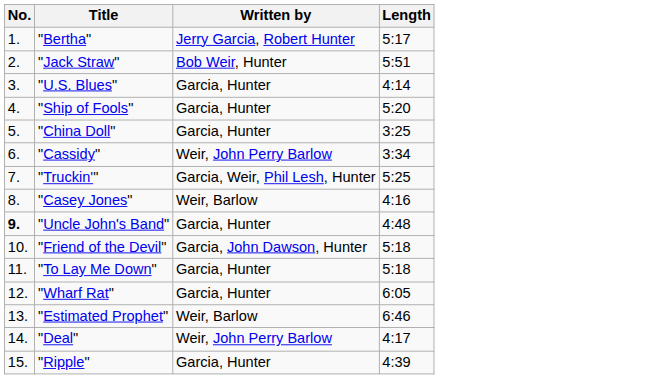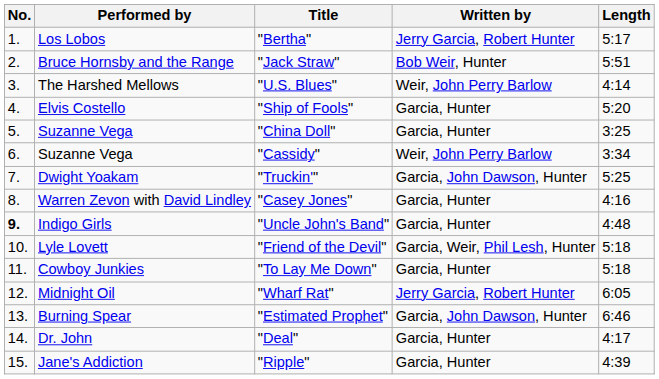+ column: (145, 16)
(223, 85) Garcia, Hunter -> (474, 85) Weir, John Perry Barlow
(276, 177) Garcia, Weir, Phil Lesh, Hunter -> (491, 177) Garcia, John Dawson, Hunter
(217, 200) Weir, Barlow -> (443, 200) Garcia, Hunter
(272, 246) Garcia, John Dawson, Hunter -> (496, 246) Garcia, Weir, Phil Lesh, Hunter
(223, 293) Garcia, Hunter -> (485, 293) Jerry Garcia, Robert Hunter
(217, 316) Weir, Barlow -> (491, 316) Garcia, John Dawson, Hunter
(254, 339) Weir, John Perry Barlow -> (443, 339) Garcia, Hunter
